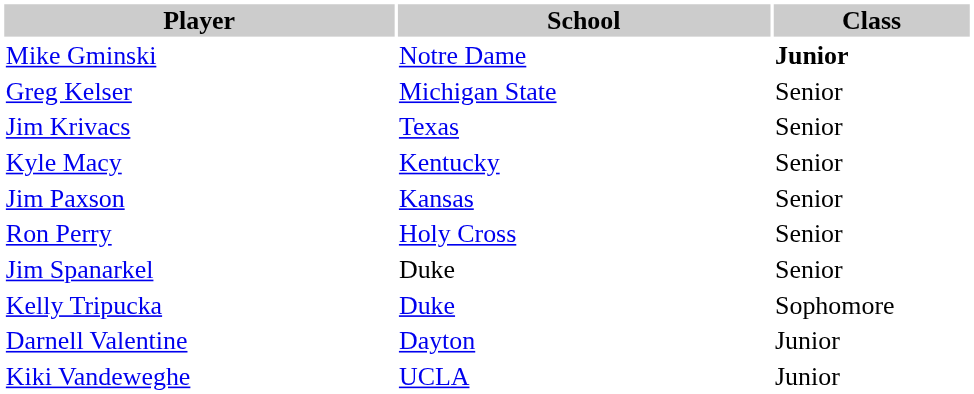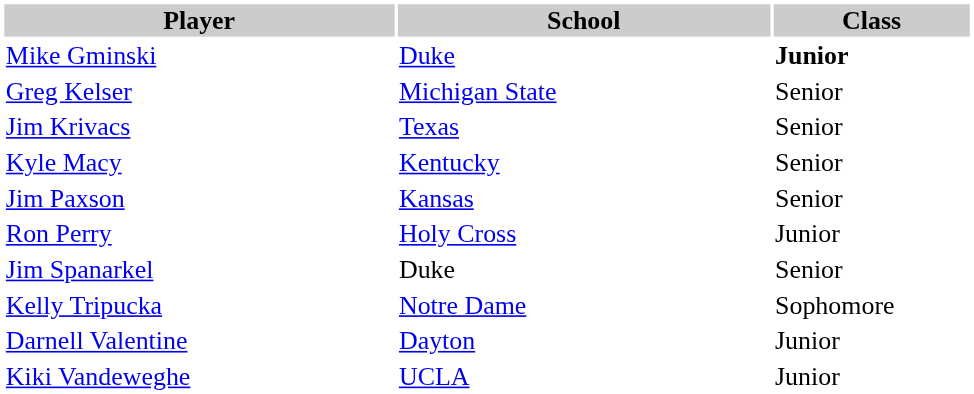(463, 55) Notre Dame -> (427, 55) Duke
(809, 233) Senior -> (807, 233) Junior
(427, 305) Duke -> (463, 305) Notre Dame
